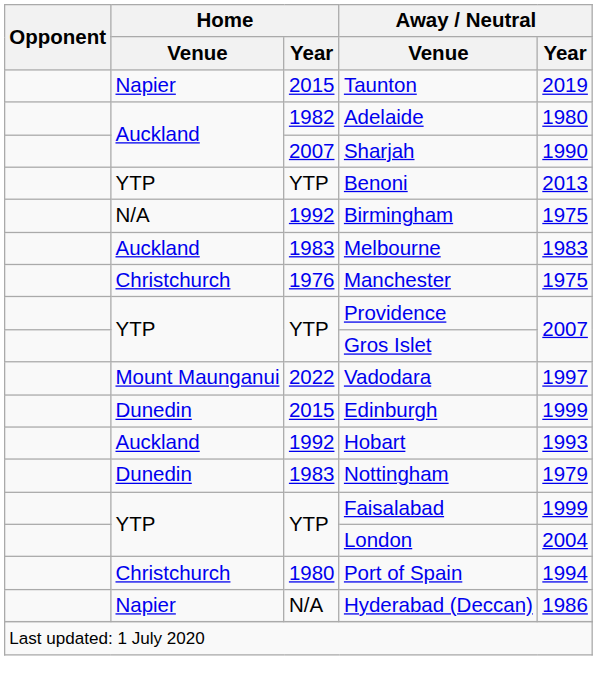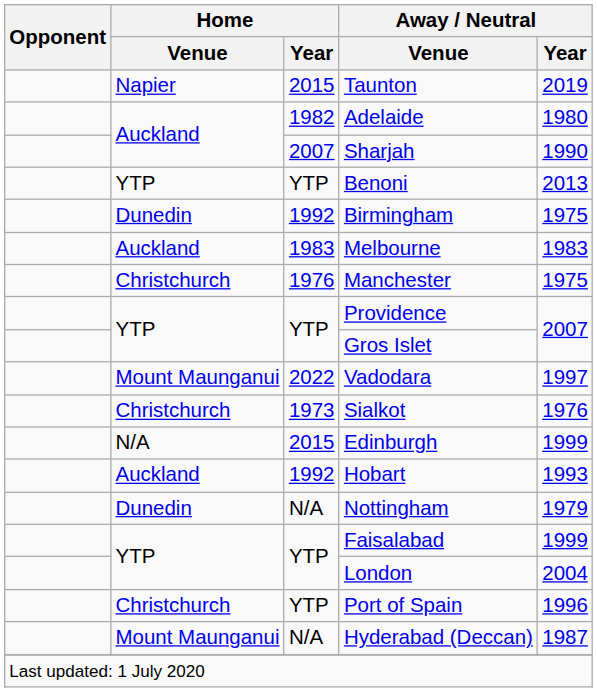(133, 215) N/A -> (154, 215) Dunedin
+ row: (375, 410)
(154, 410) Dunedin -> (133, 442) N/A
(312, 475) 1983 -> (306, 507) N/A
(312, 572) 1980 -> (309, 605) YTP
(565, 572) 1994 -> (565, 605) 1996
(146, 605) Napier -> (197, 637) Mount Maunganui
(565, 605) 1986 -> (565, 637) 1987
